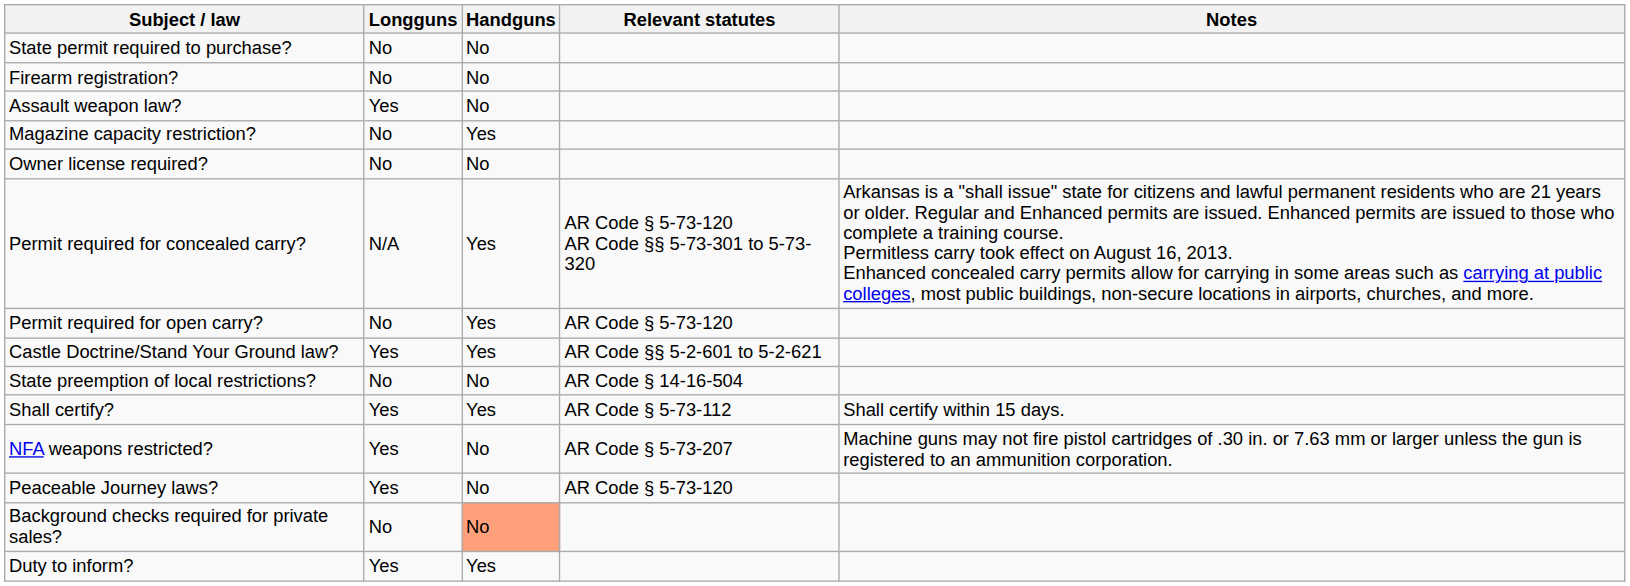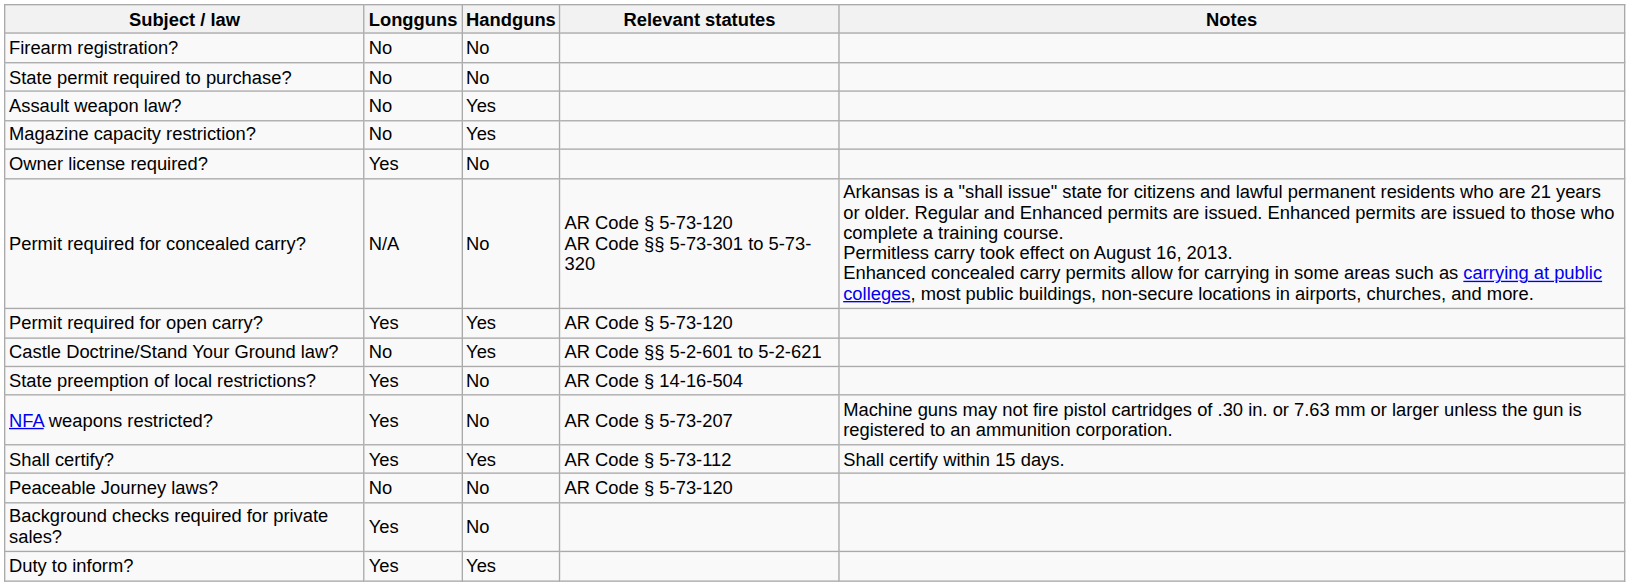rows swapped: (150, 48) <-> (94, 77)
(384, 106) Yes -> (380, 106) No
(478, 106) No -> (481, 106) Yes
(380, 163) No -> (384, 163) Yes
(481, 243) Yes -> (478, 243) No
(380, 323) No -> (384, 323) Yes
(384, 352) Yes -> (380, 352) No
(380, 380) No -> (384, 380) Yes
rows swapped: (111, 448) <-> (62, 409)
(384, 488) Yes -> (380, 488) No
(380, 527) No -> (384, 527) Yes
(478, 527) lightsalmon background -> (478, 527) no background
